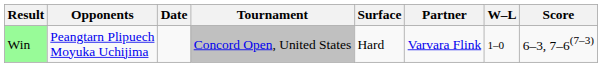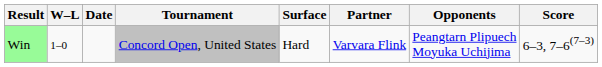columns swapped: (502, 15) <-> (102, 15)
